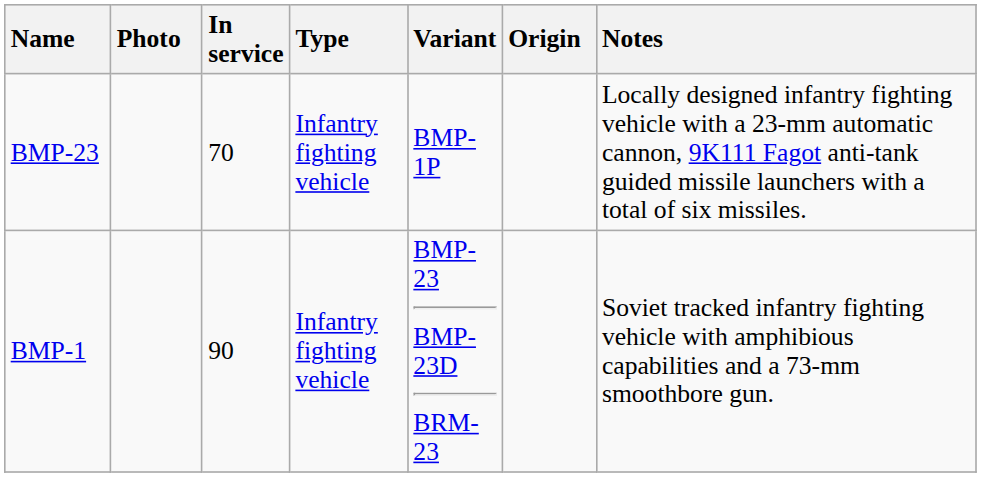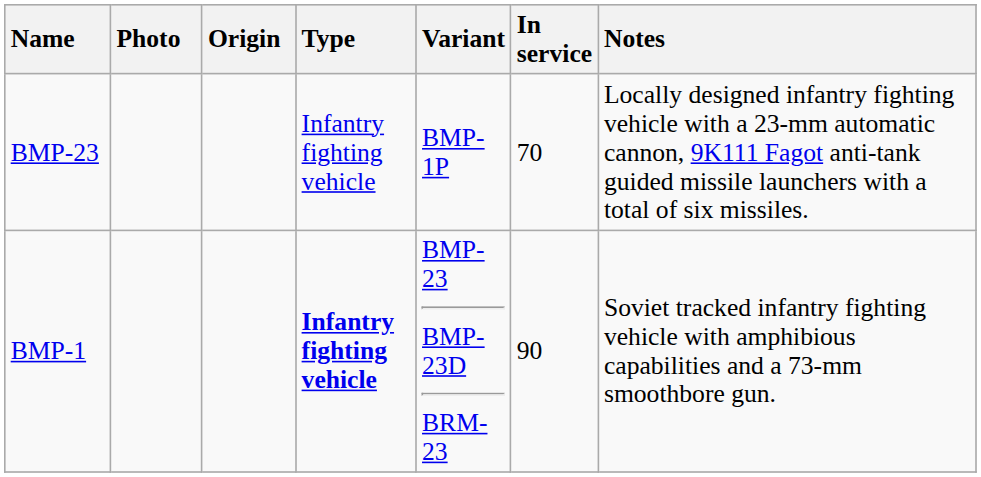columns swapped: (544, 39) <-> (246, 39)
(337, 350) normal -> (348, 350) bold
